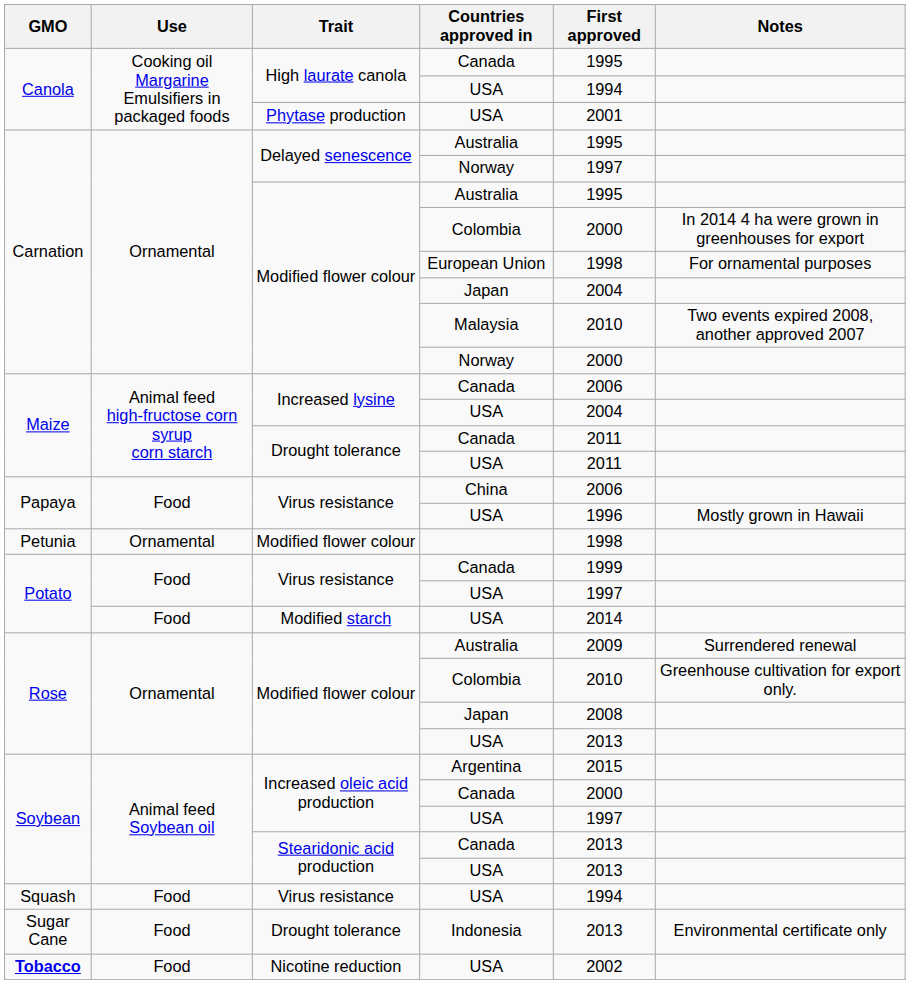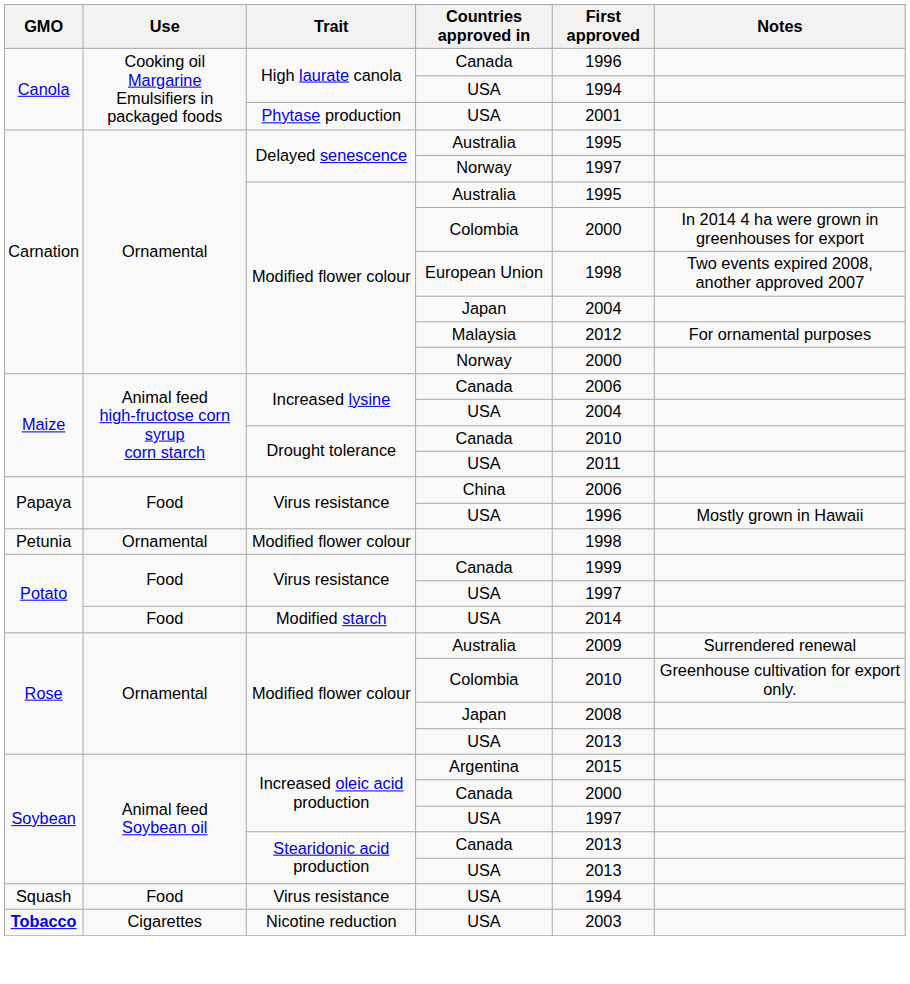(604, 62) 1995 -> (603, 62) 1996
(780, 264) For ornamental purposes -> (780, 273) Two events expired 2008, another approved 2007
(604, 325) 2010 -> (603, 334) 2012
(780, 325) Two events expired 2008, another approved 2007 -> (780, 334) For ornamental purposes
(604, 438) 2011 -> (603, 438) 2010
- row: (336, 931)
(172, 966) Food -> (165, 922) Cigarettes
(604, 966) 2002 -> (603, 922) 2003
